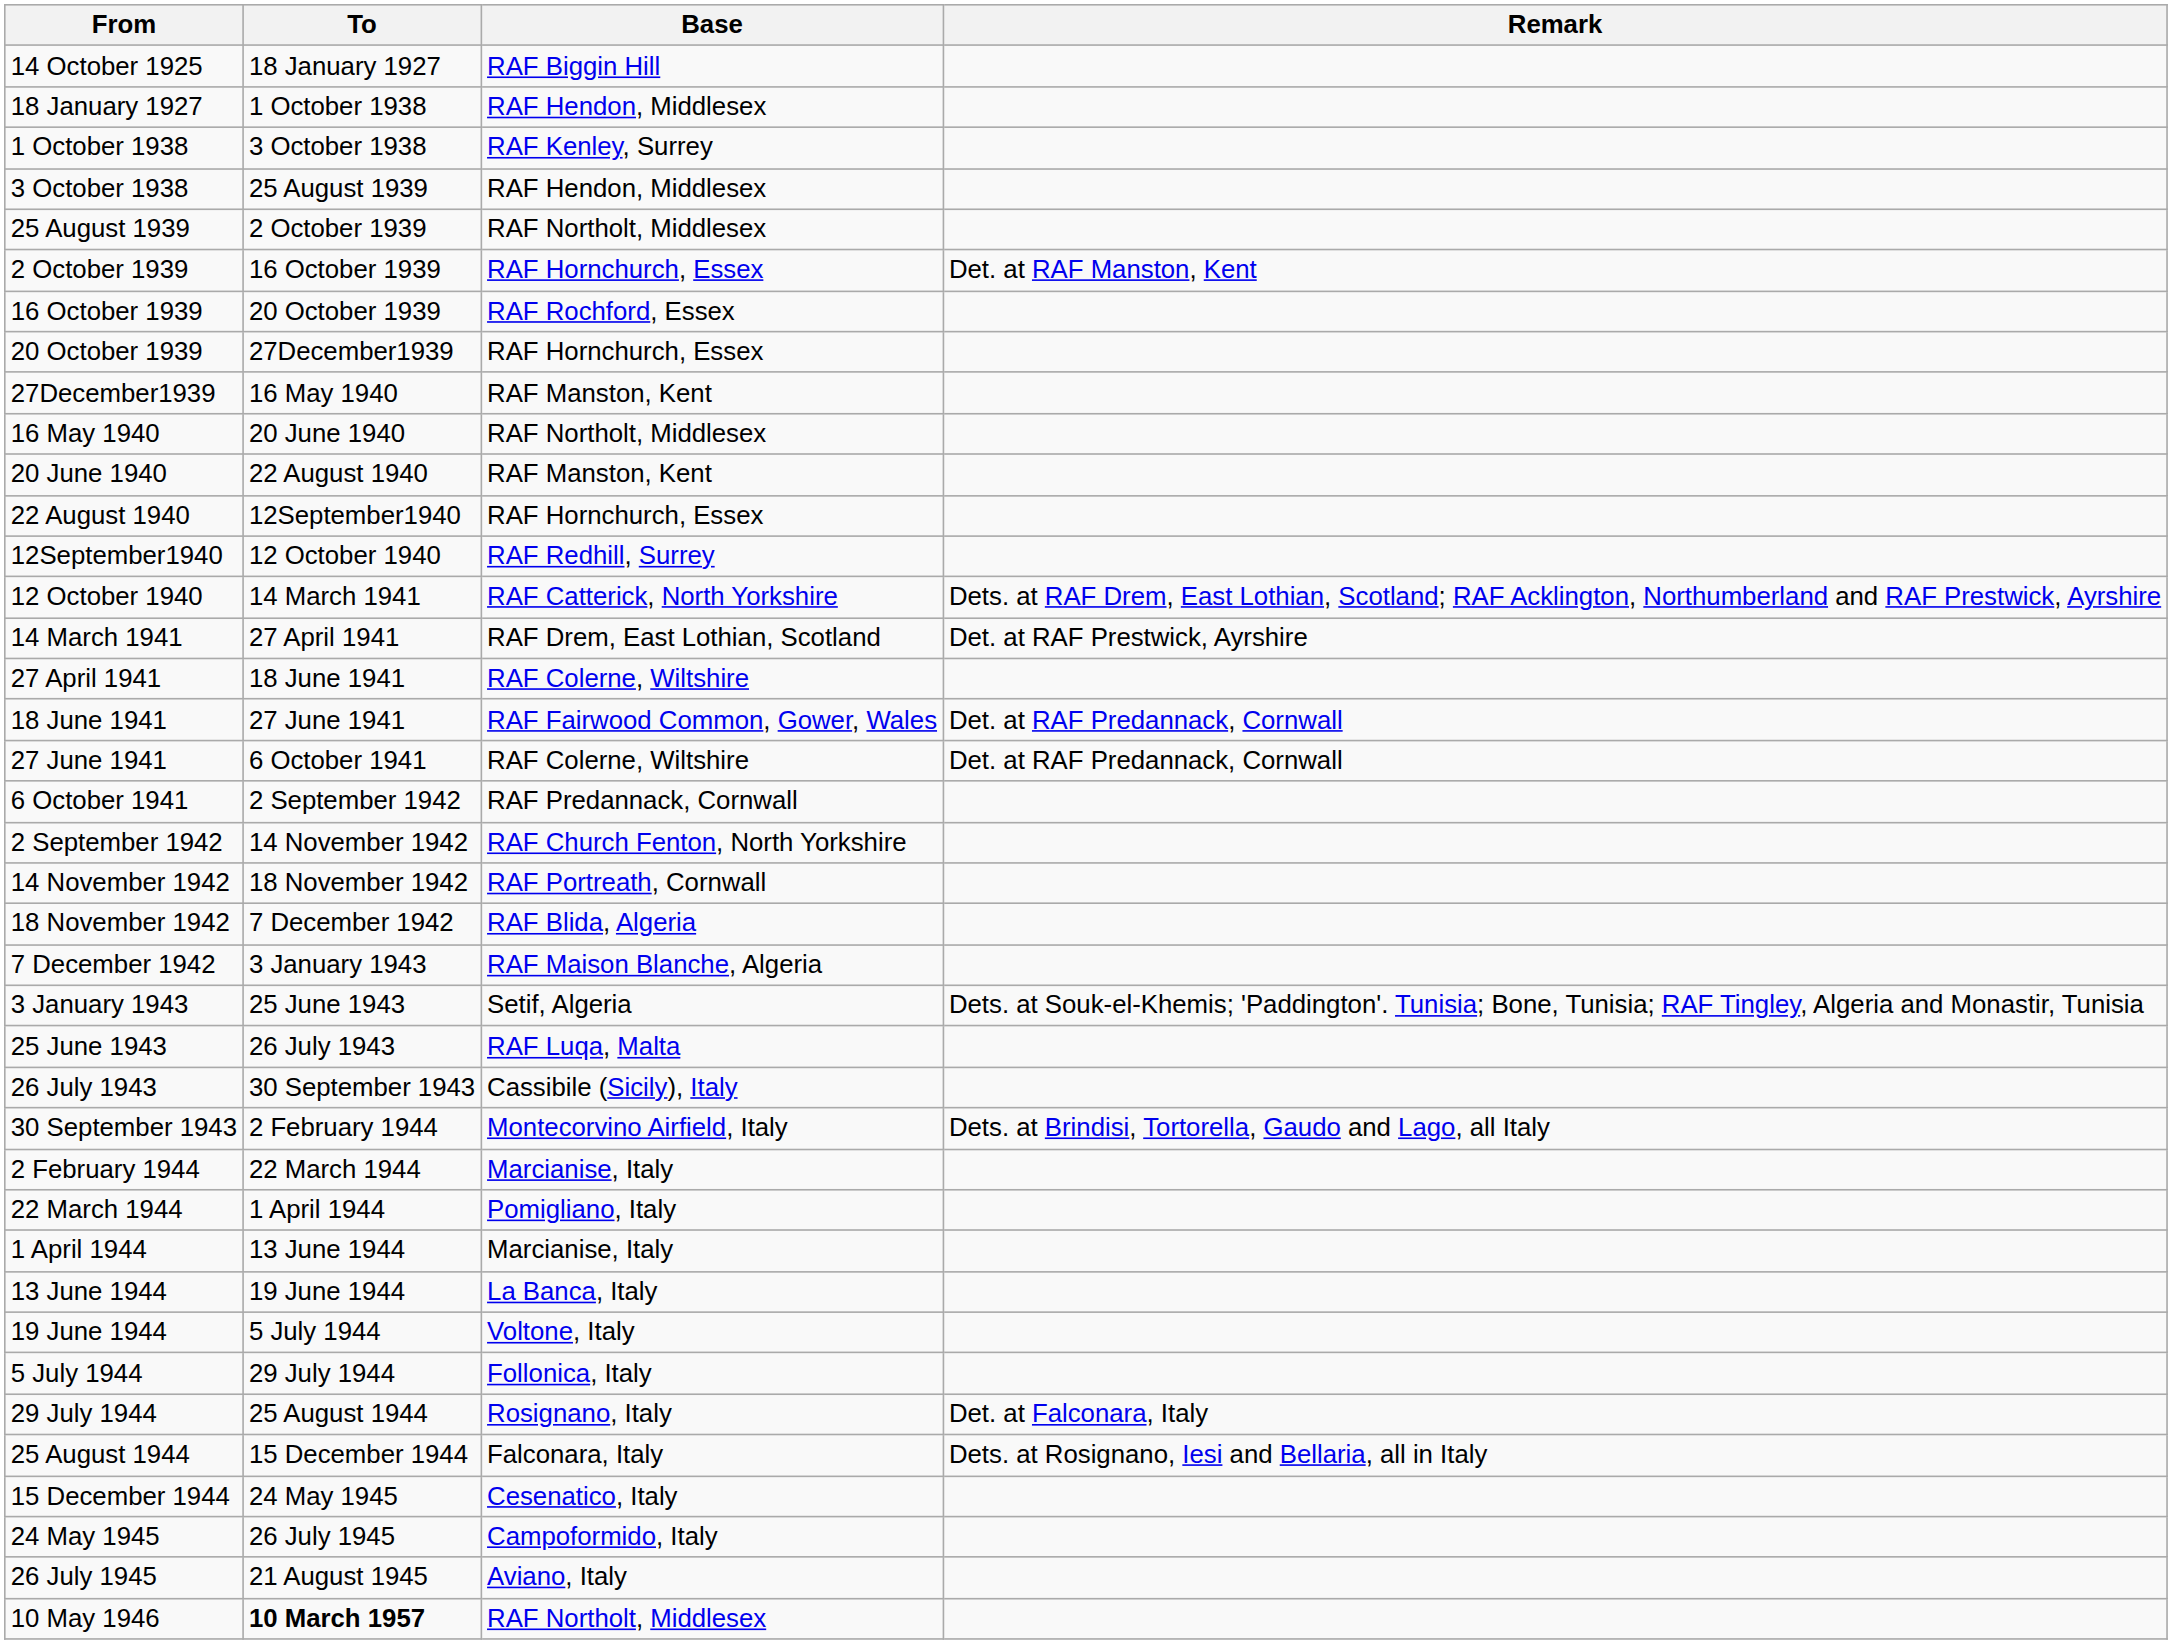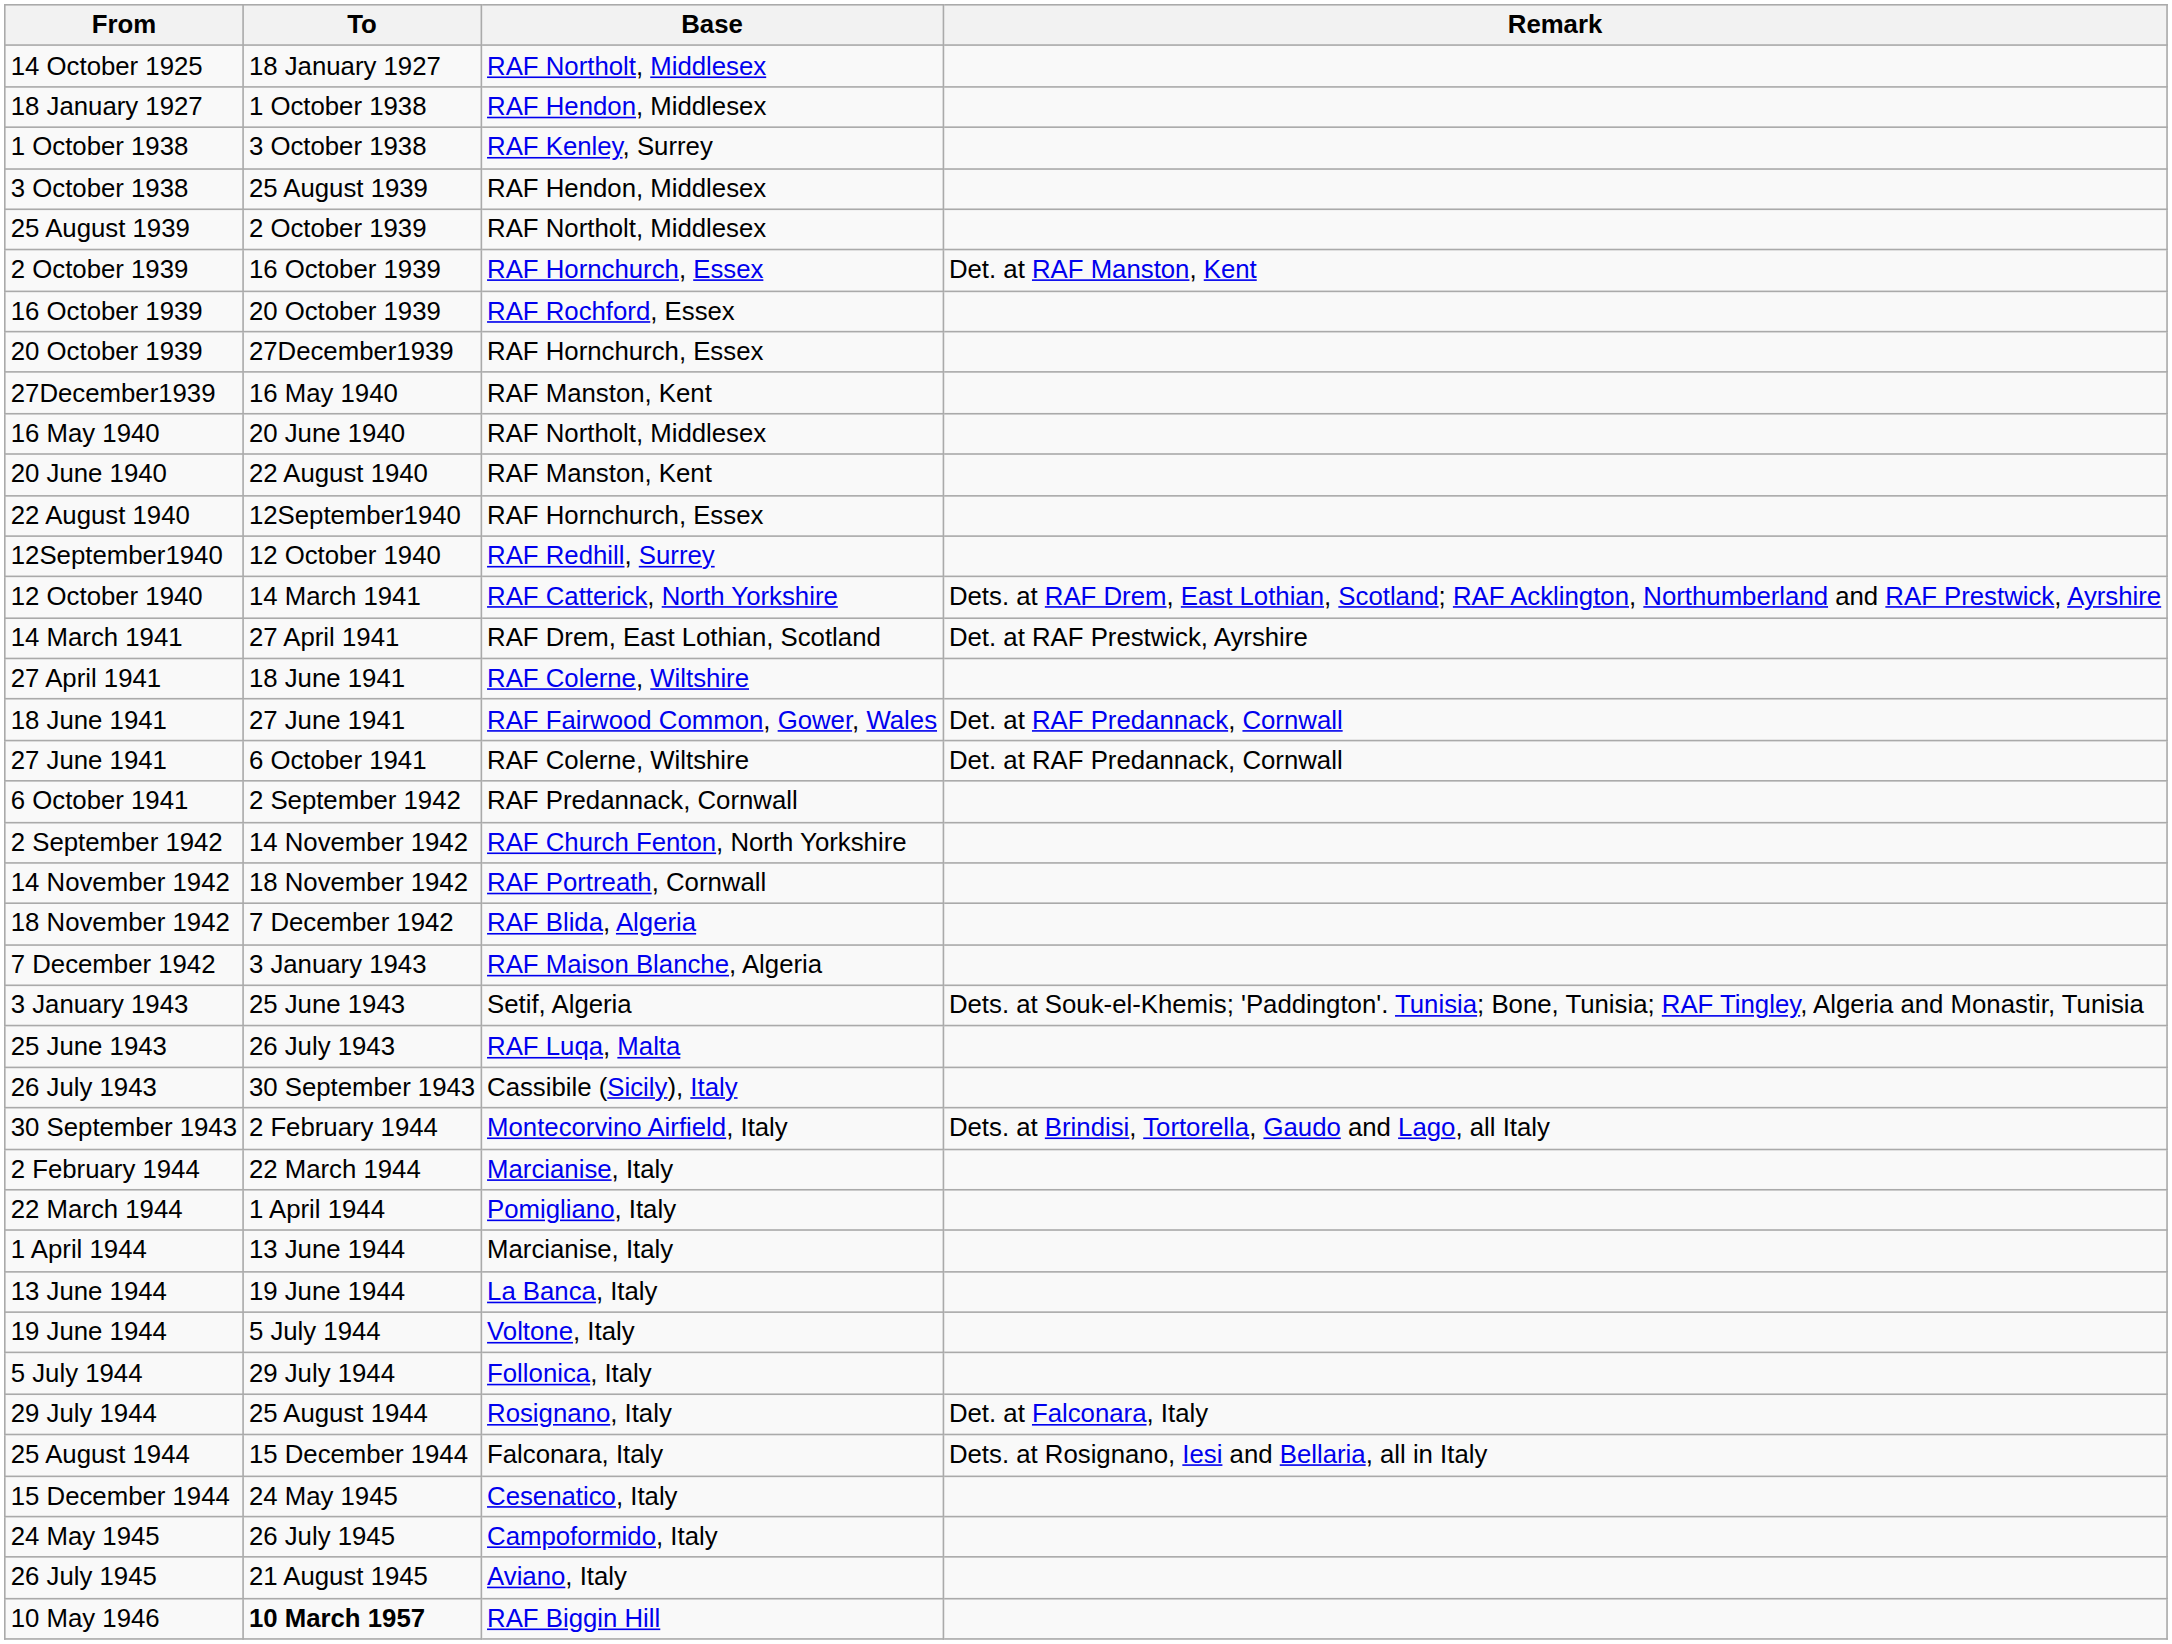(574, 65) RAF Biggin Hill -> (627, 65) RAF Northolt, Middlesex
(627, 1618) RAF Northolt, Middlesex -> (574, 1618) RAF Biggin Hill
